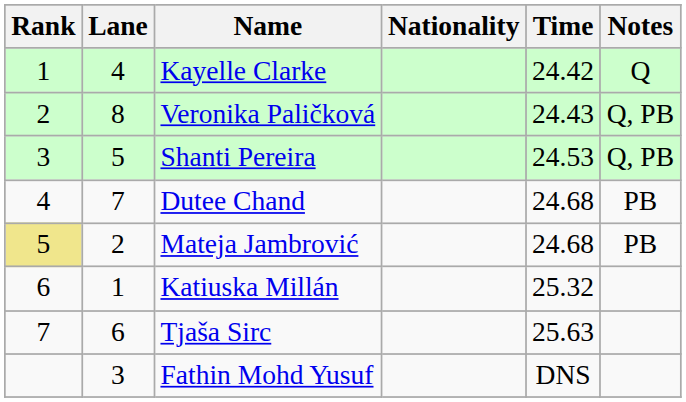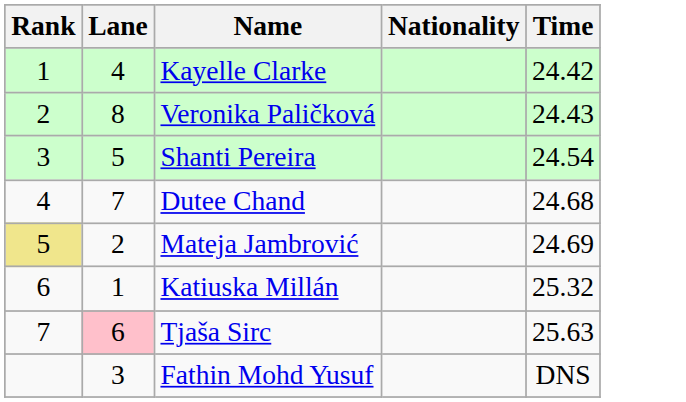- column: (640, 26)
(563, 157) 24.53 -> (563, 157) 24.54
(563, 244) 24.68 -> (563, 244) 24.69
(118, 331) no background -> (118, 331) pink background
